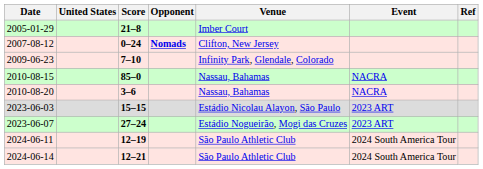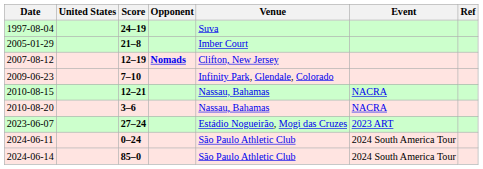+ row: (30, 28)
(131, 44) 0–24 -> (133, 60) 12–19
(131, 76) 85–0 -> (133, 92) 12–21
- row: (30, 108)
(133, 140) 12–19 -> (131, 140) 0–24
(133, 156) 12–21 -> (131, 156) 85–0
